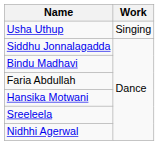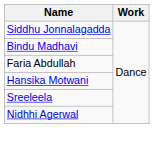- row: (35, 30)
